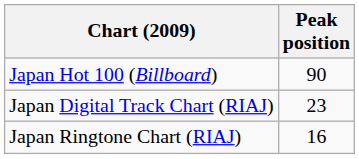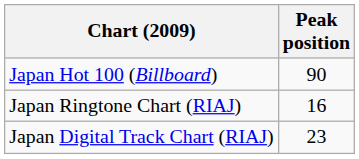rows swapped: (125, 136) <-> (141, 105)
